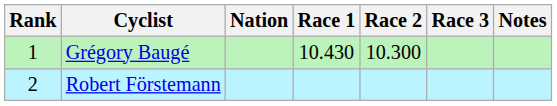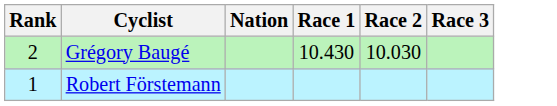- column: (523, 20)
(33, 52) 1 -> (33, 52) 2
(393, 52) 10.300 -> (393, 52) 10.030
(33, 84) 2 -> (33, 84) 1
